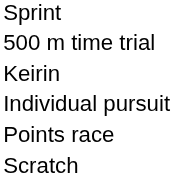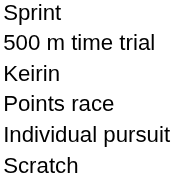rows swapped: (87, 104) <-> (59, 134)
